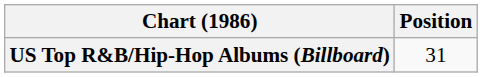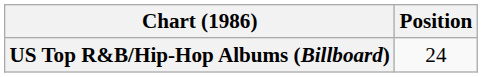(436, 54) 31 -> (436, 54) 24
